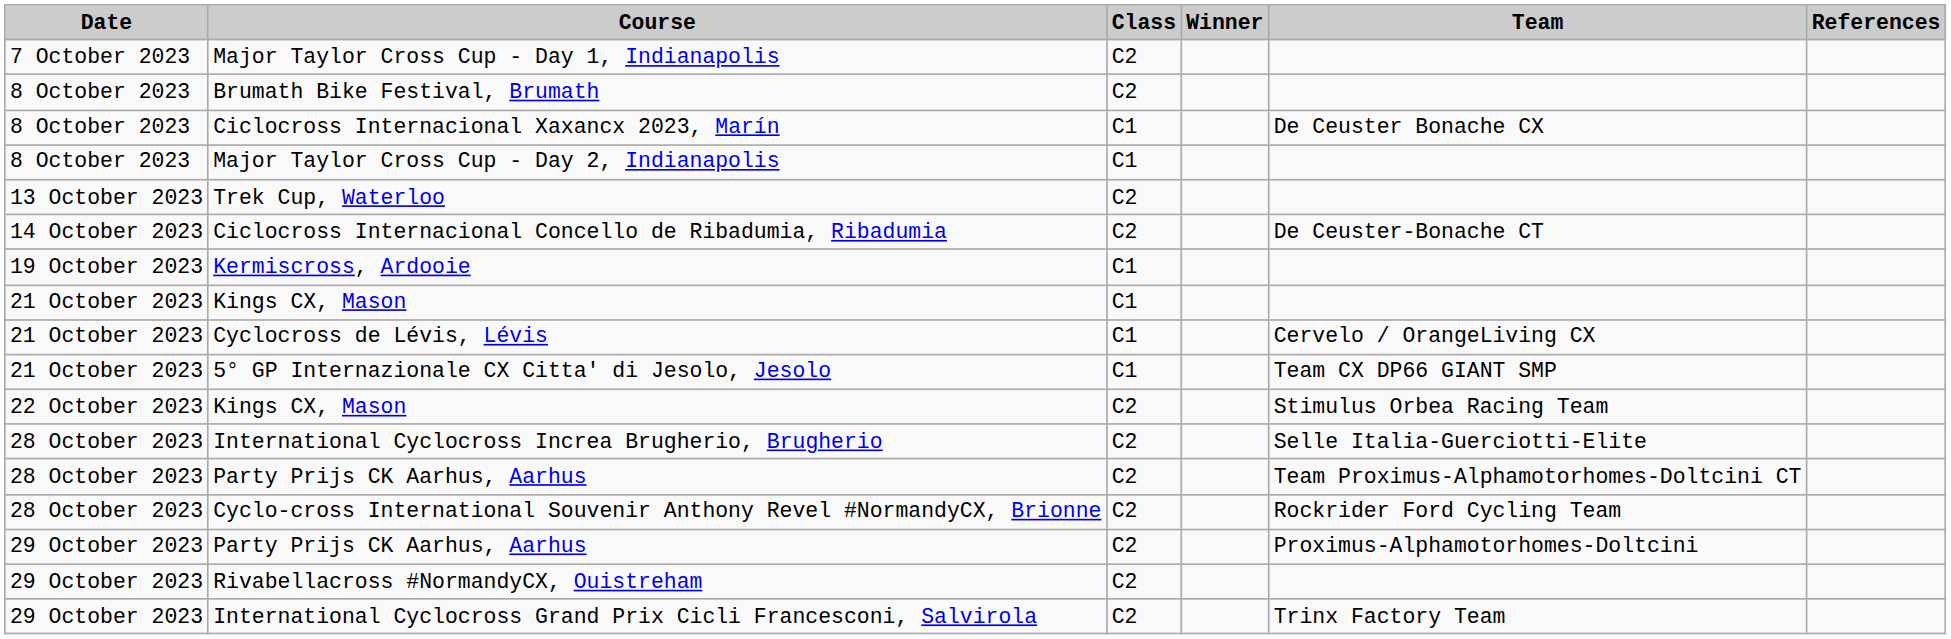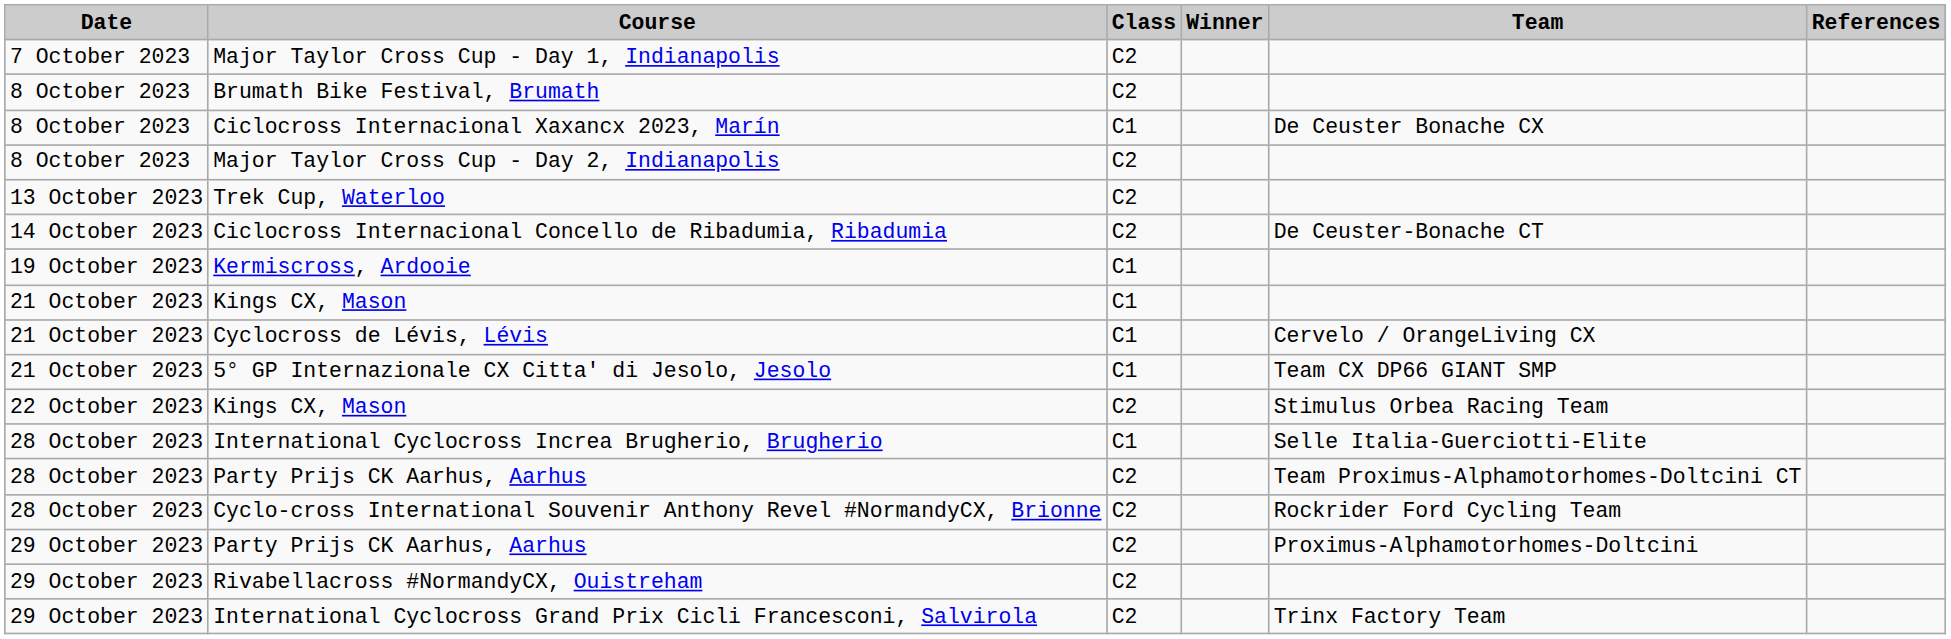(1125, 162) C1 -> (1125, 162) C2
(1125, 442) C2 -> (1125, 442) C1
